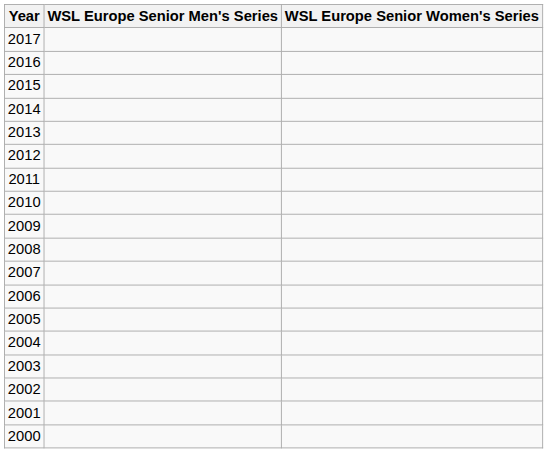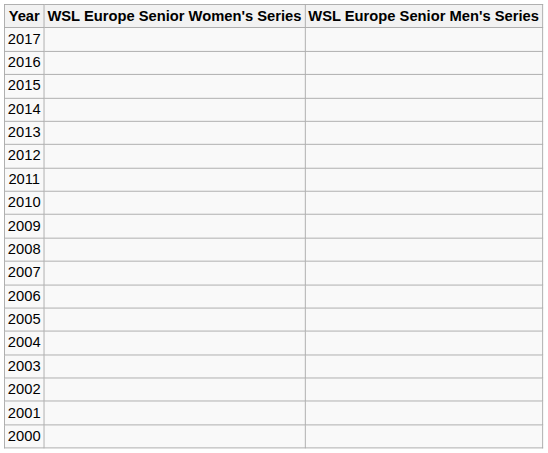columns swapped: (163, 16) <-> (412, 16)
